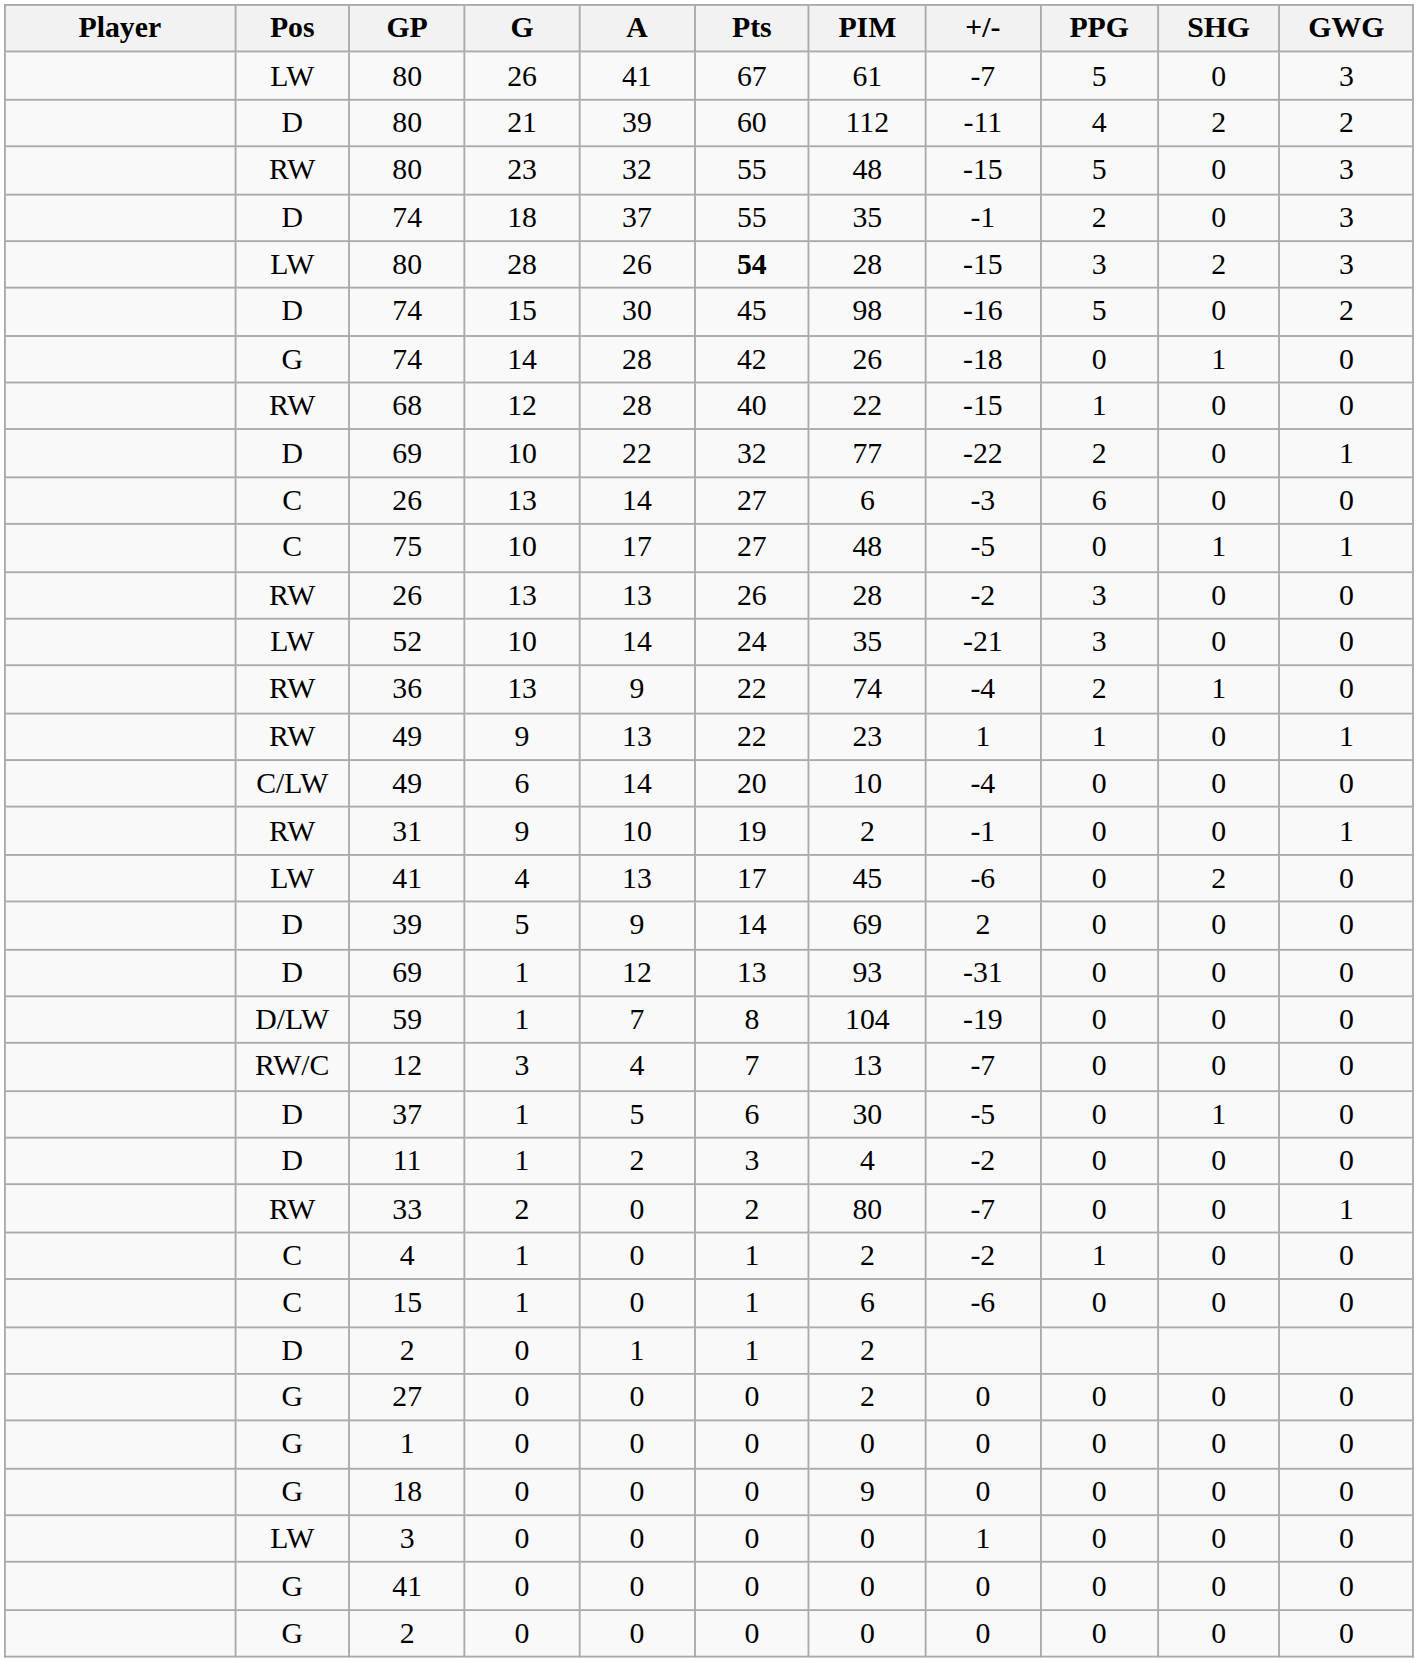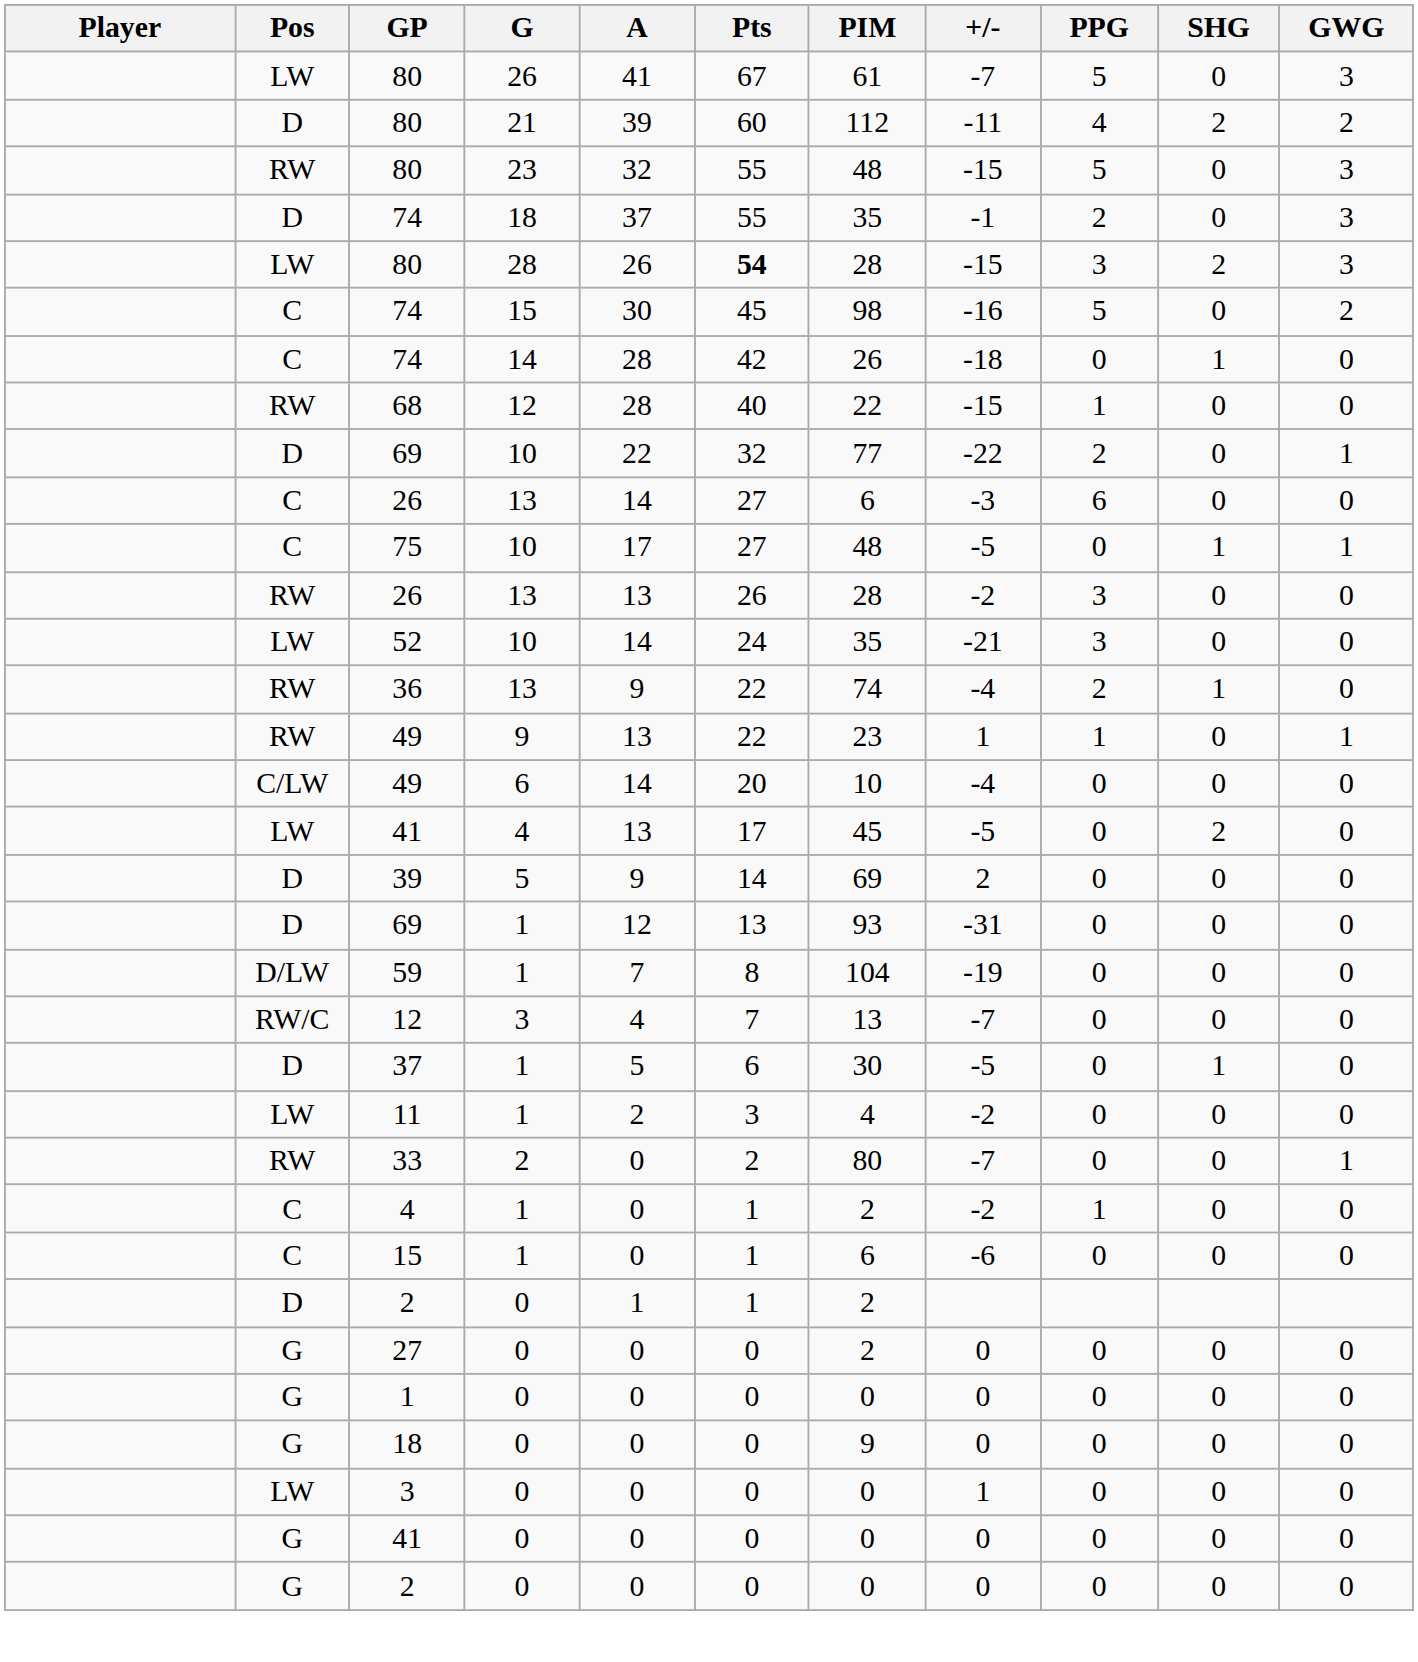(292, 311) D -> (292, 311) C
(292, 358) G -> (292, 358) C
- row: (407, 830)
(983, 877) -6 -> (983, 830) -5
(292, 1160) D -> (292, 1113) LW
